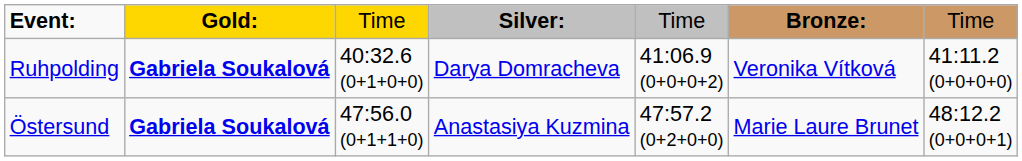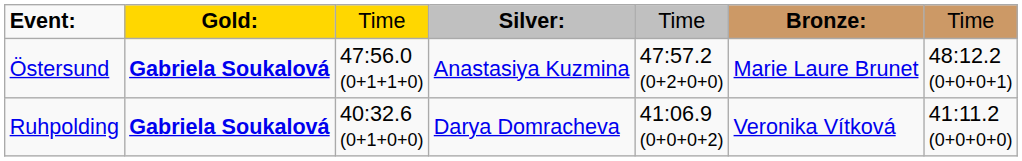rows swapped: (59, 126) <-> (64, 68)
